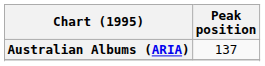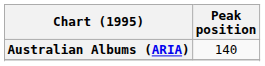(226, 50) 137 -> (226, 50) 140
